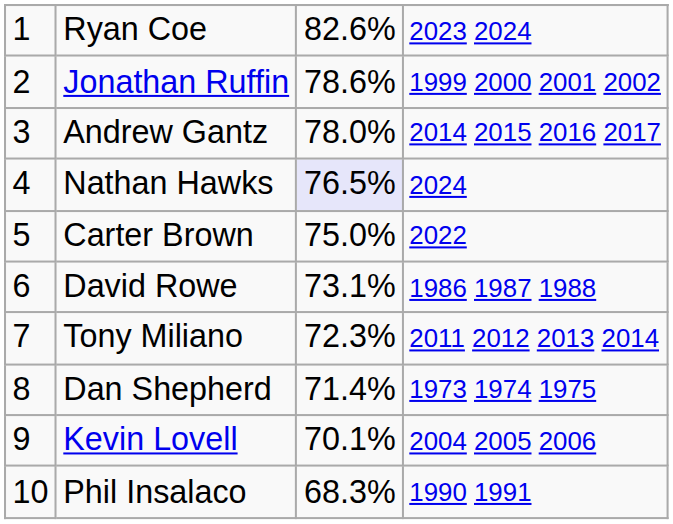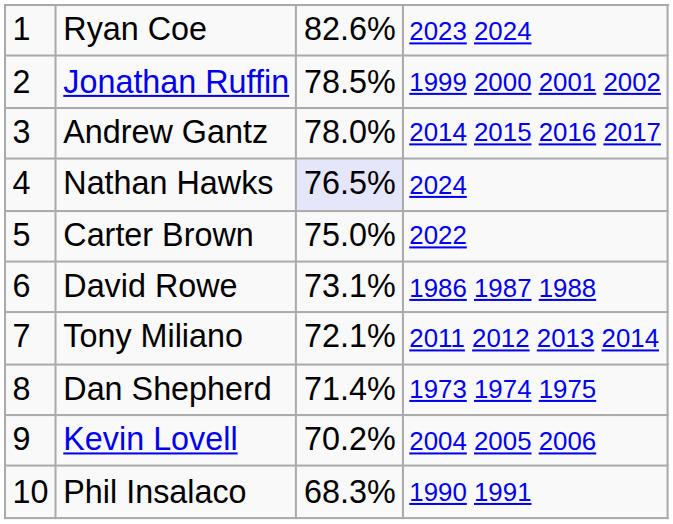(350, 81) 78.6% -> (350, 81) 78.5%
(350, 337) 72.3% -> (350, 337) 72.1%
(350, 440) 70.1% -> (350, 440) 70.2%
